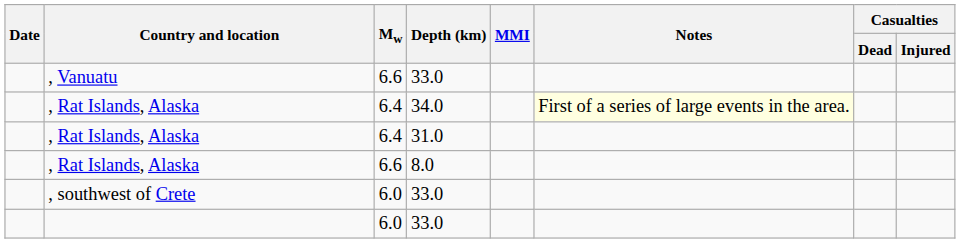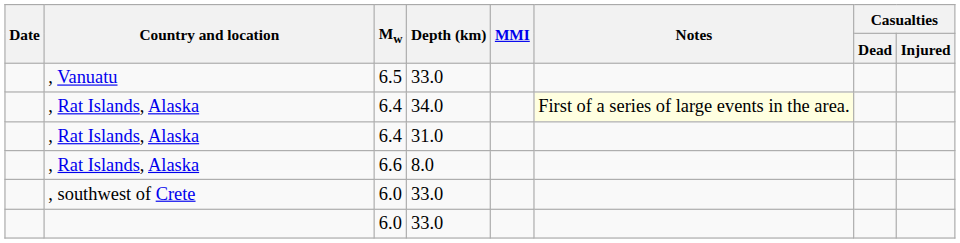(390, 77) 6.6 -> (390, 77) 6.5
